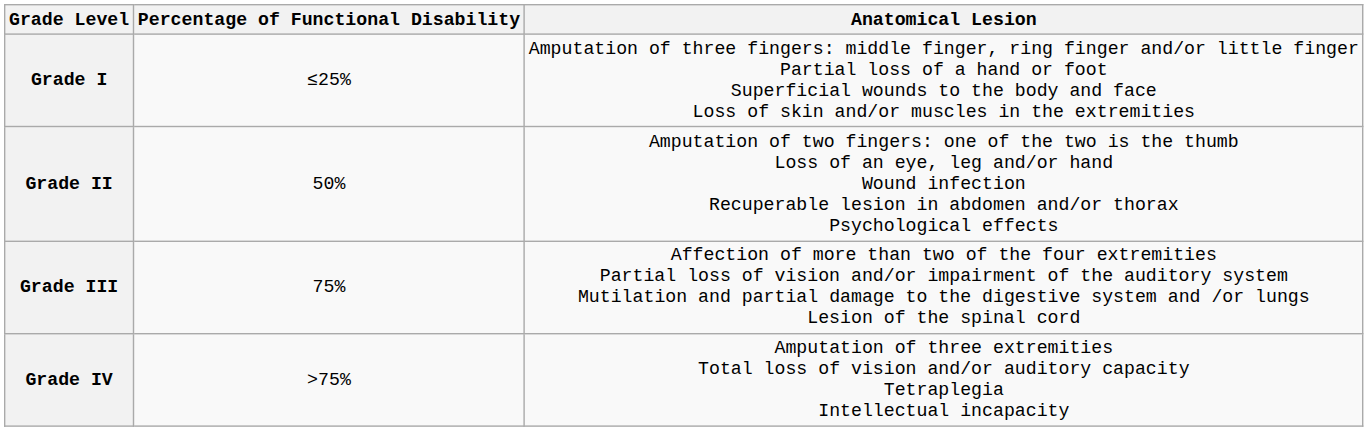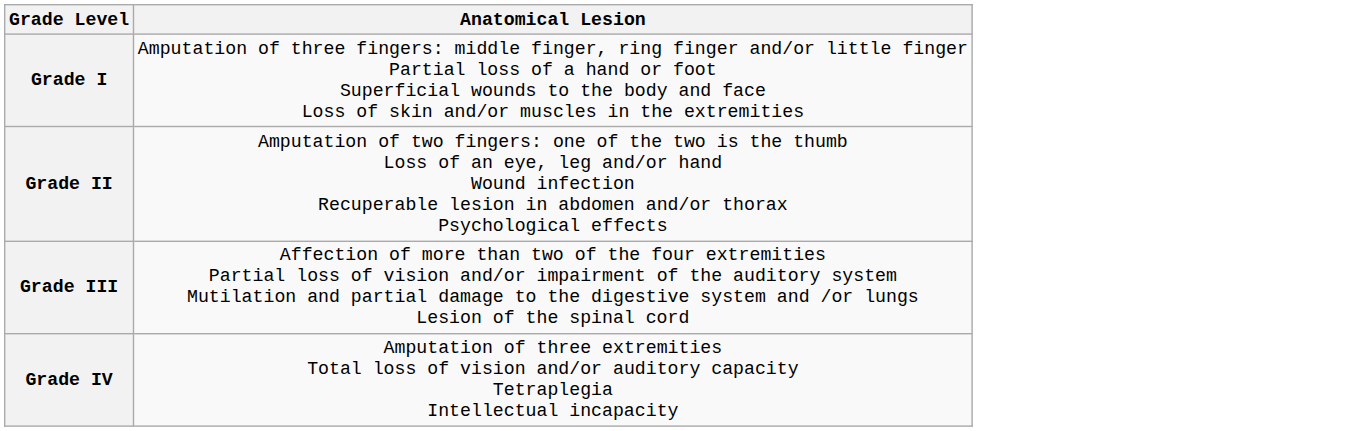- column: (329, 20)
